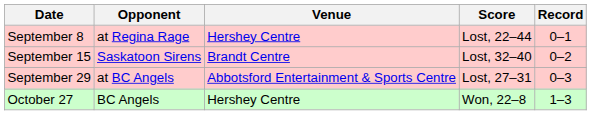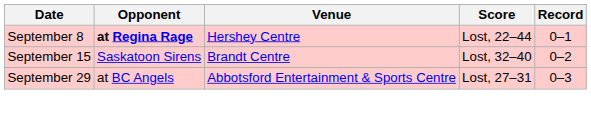(143, 36) normal -> (145, 36) bold
- row: (40, 99)
